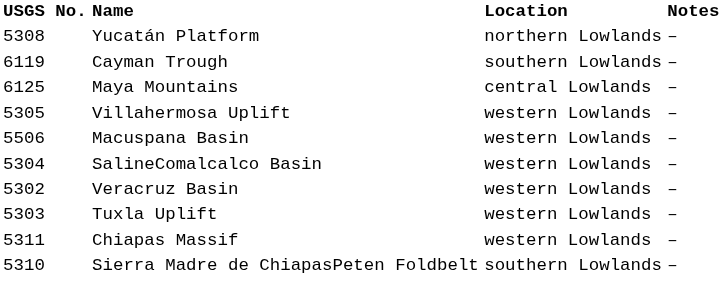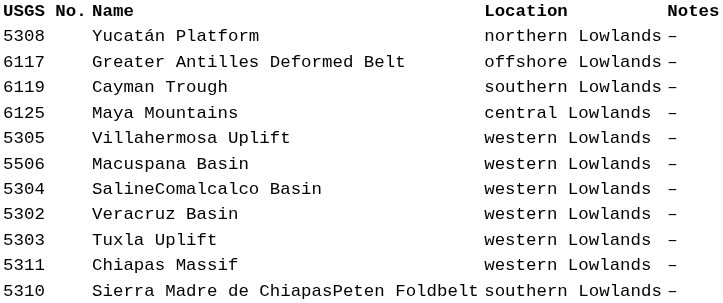+ row: (249, 62)
